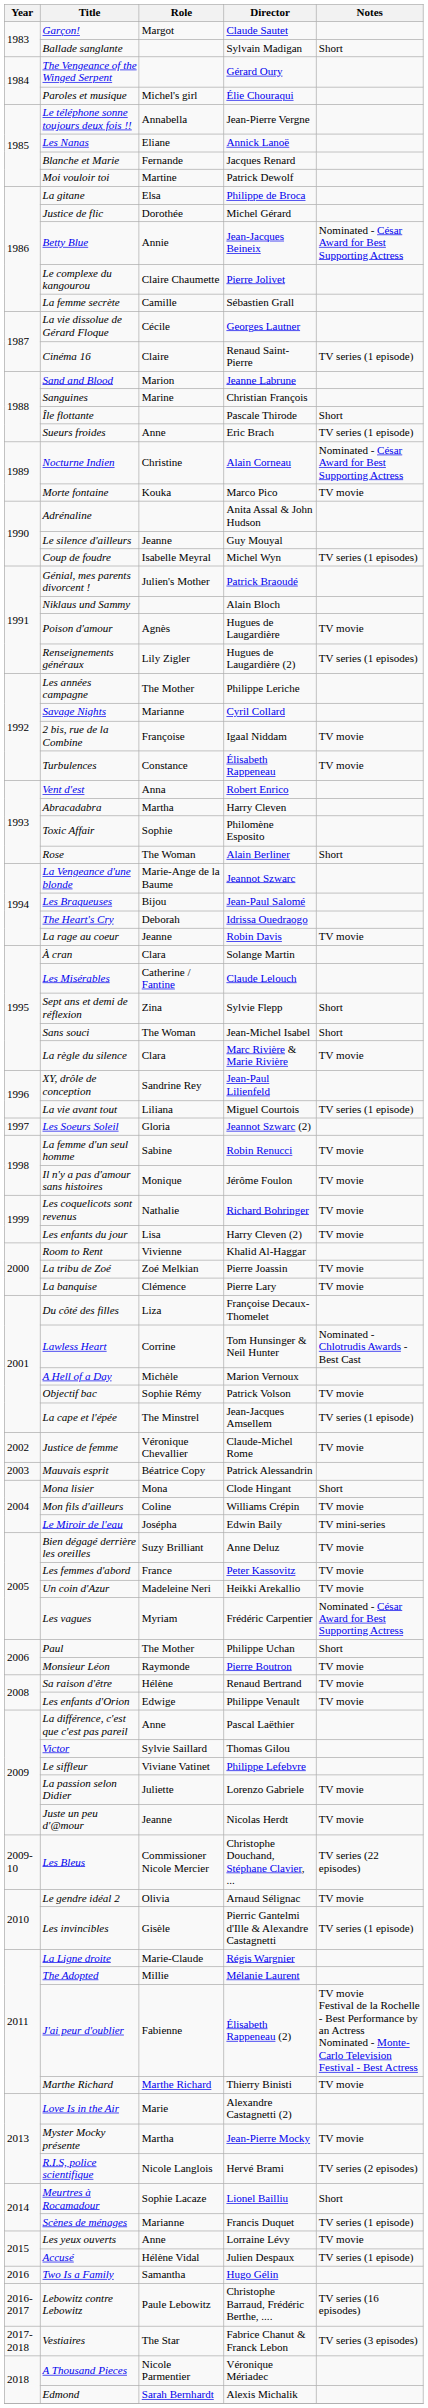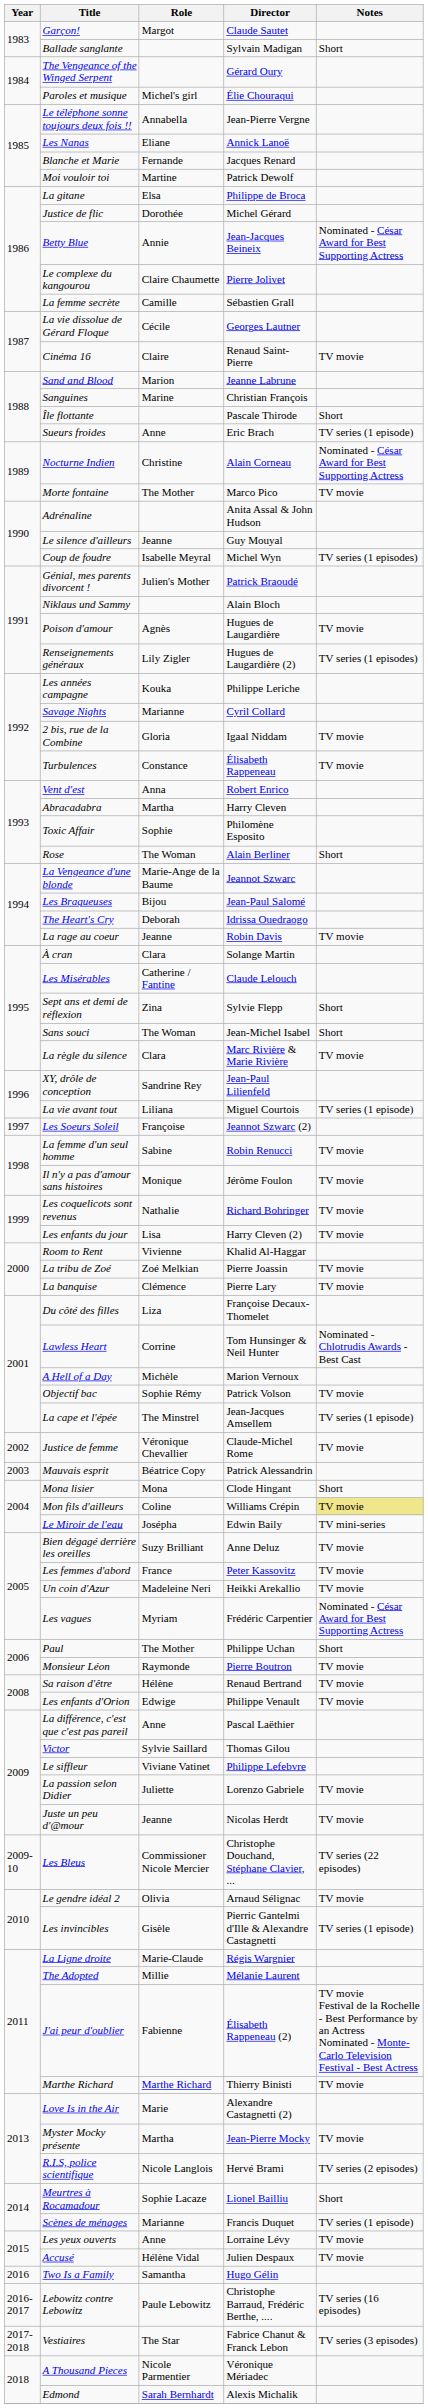(366, 356) TV series (1 episode) -> (341, 356) TV movie
(156, 492) Kouka -> (168, 492) The Mother
(168, 688) The Mother -> (156, 688) Kouka
(163, 736) Françoise -> (156, 736) Gloria
(156, 1126) Gloria -> (163, 1126) Françoise
(341, 1506) no background -> (341, 1506) khaki background
(366, 2257) TV series (1 episode) -> (341, 2257) TV movie
